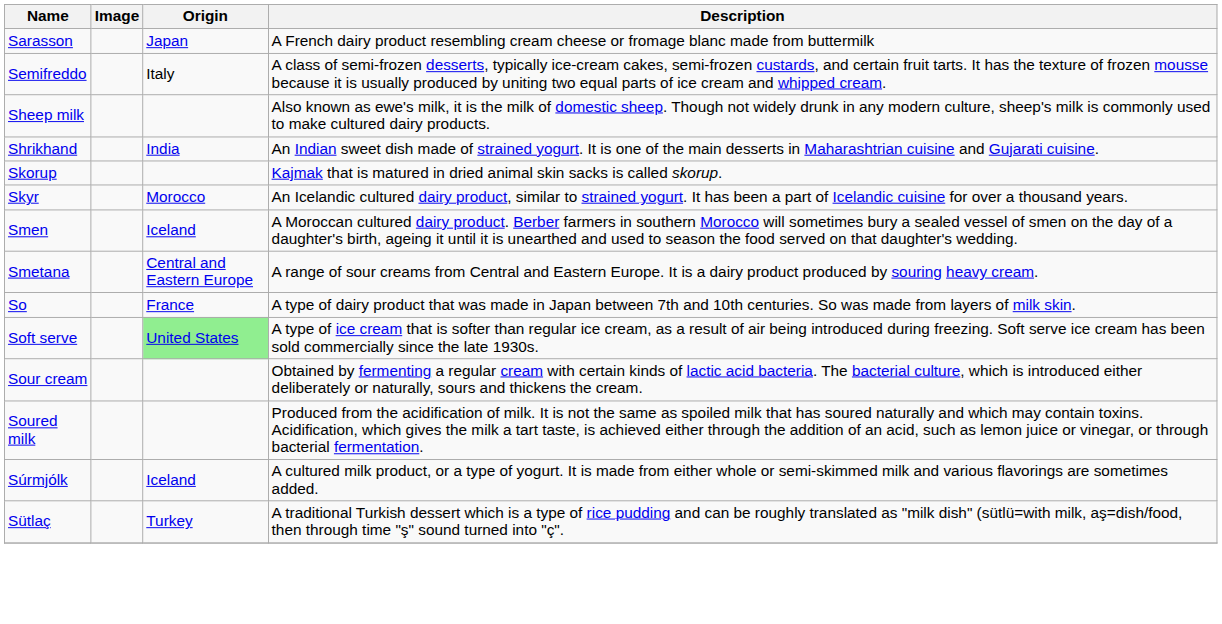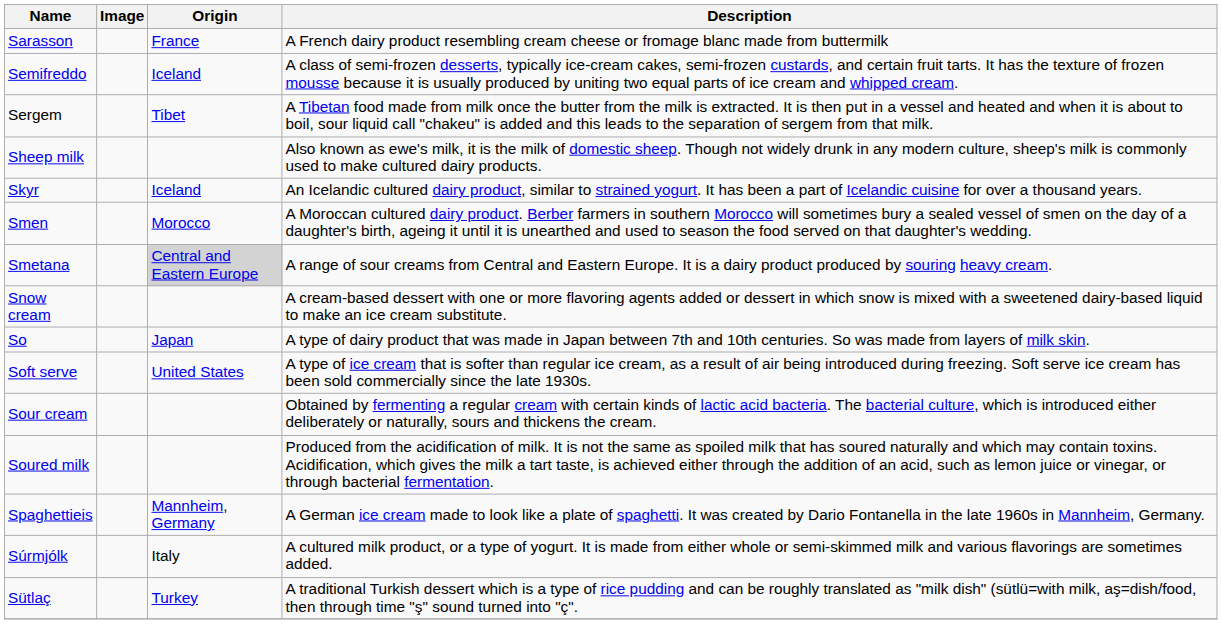(167, 41) Japan -> (175, 41) France
(160, 74) Italy -> (176, 74) Iceland
+ row: (35, 115)
- row: (43, 148)
- row: (32, 173)
(176, 197) Morocco -> (176, 190) Iceland
(171, 230) Iceland -> (181, 223) Morocco
(200, 272) no background -> (205, 264) lightgrey background
+ row: (29, 306)
(170, 305) France -> (172, 339) Japan
(192, 338) lightgreen background -> (198, 372) no background
+ row: (50, 514)
(171, 480) Iceland -> (166, 556) Italy
